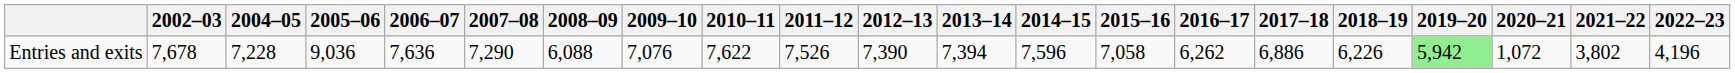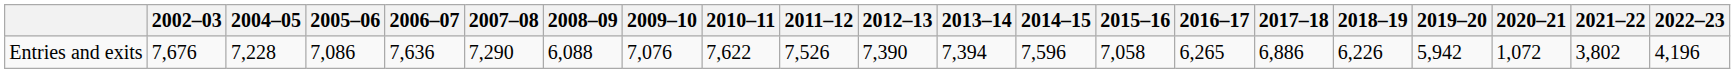(174, 52) 7,678 -> (174, 52) 7,676
(333, 52) 9,036 -> (333, 52) 7,086
(1202, 52) 6,262 -> (1202, 52) 6,265
(1440, 52) lightgreen background -> (1440, 52) no background
